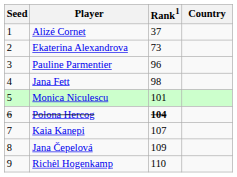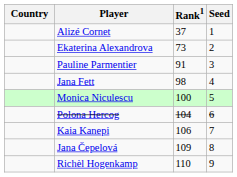columns swapped: (207, 14) <-> (17, 14)
(156, 65) 96 -> (181, 65) 91
(159, 98) 101 -> (183, 98) 100
(159, 114) bold -> (183, 114) normal
(159, 131) 107 -> (183, 131) 106
